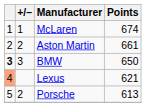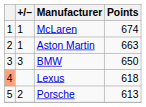(20, 45) 2 -> (20, 45) 1
(130, 45) 661 -> (130, 45) 663
(10, 62) bold -> (10, 62) normal
(130, 78) 621 -> (130, 78) 618
